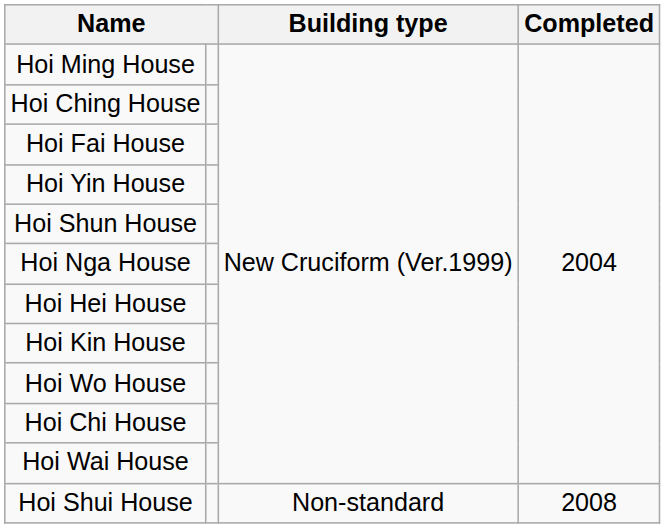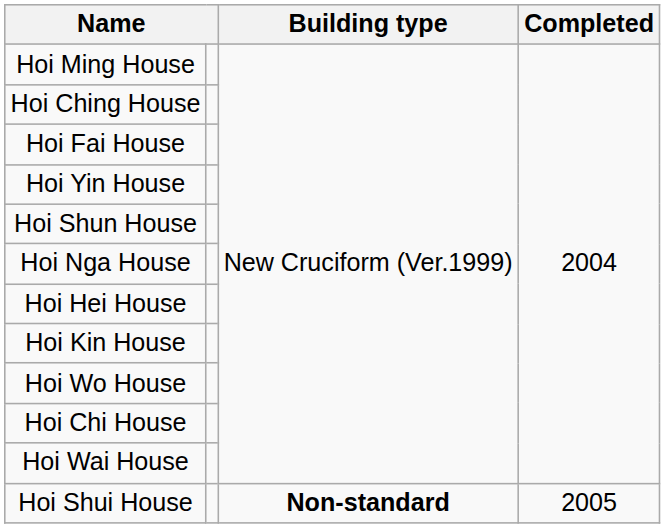(368, 502) normal -> (368, 502) bold
(589, 502) 2008 -> (589, 502) 2005
